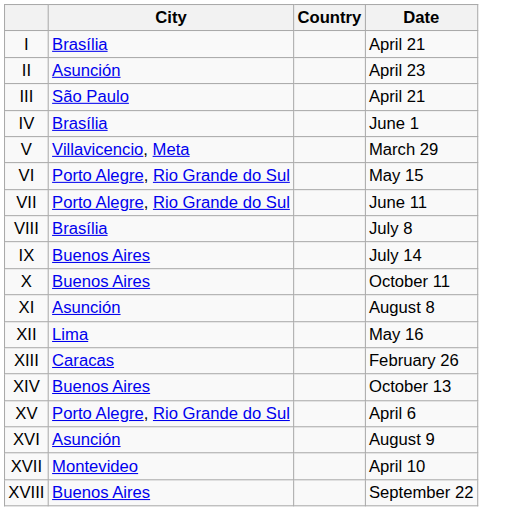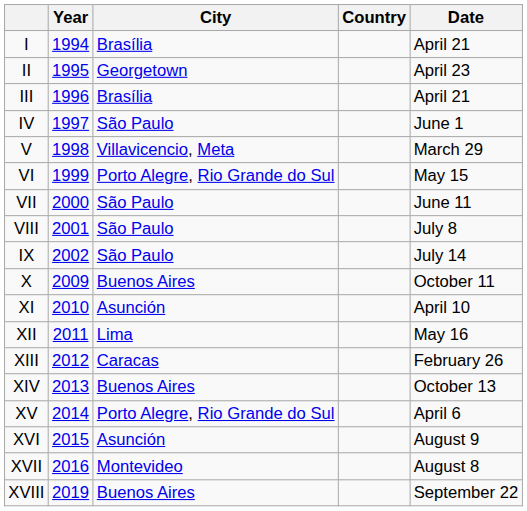+ column: (71, 17)
(86, 70) Asunción -> (142, 70) Georgetown
(90, 96) São Paulo -> (125, 96) Brasília
(80, 123) Brasília -> (135, 123) São Paulo
(171, 202) Porto Alegre, Rio Grande do Sul -> (135, 202) São Paulo
(80, 228) Brasília -> (135, 228) São Paulo
(101, 255) Buenos Aires -> (135, 255) São Paulo
(402, 307) August 8 -> (442, 307) April 10
(397, 466) April 10 -> (446, 466) August 8
